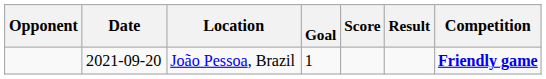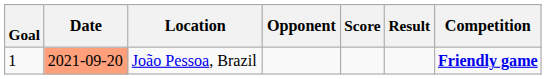columns swapped: (321, 35) <-> (43, 26)
(124, 61) no background -> (85, 61) lightsalmon background
